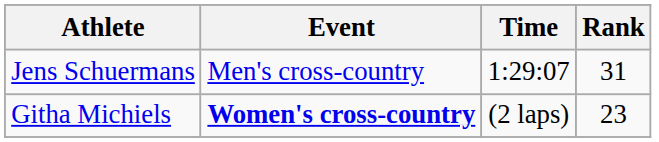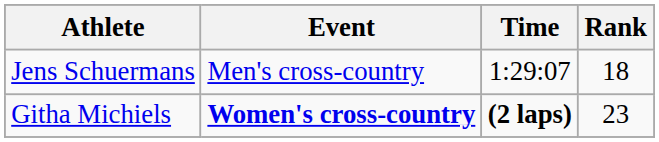(613, 71) 31 -> (616, 71) 18
(529, 115) normal -> (530, 115) bold
